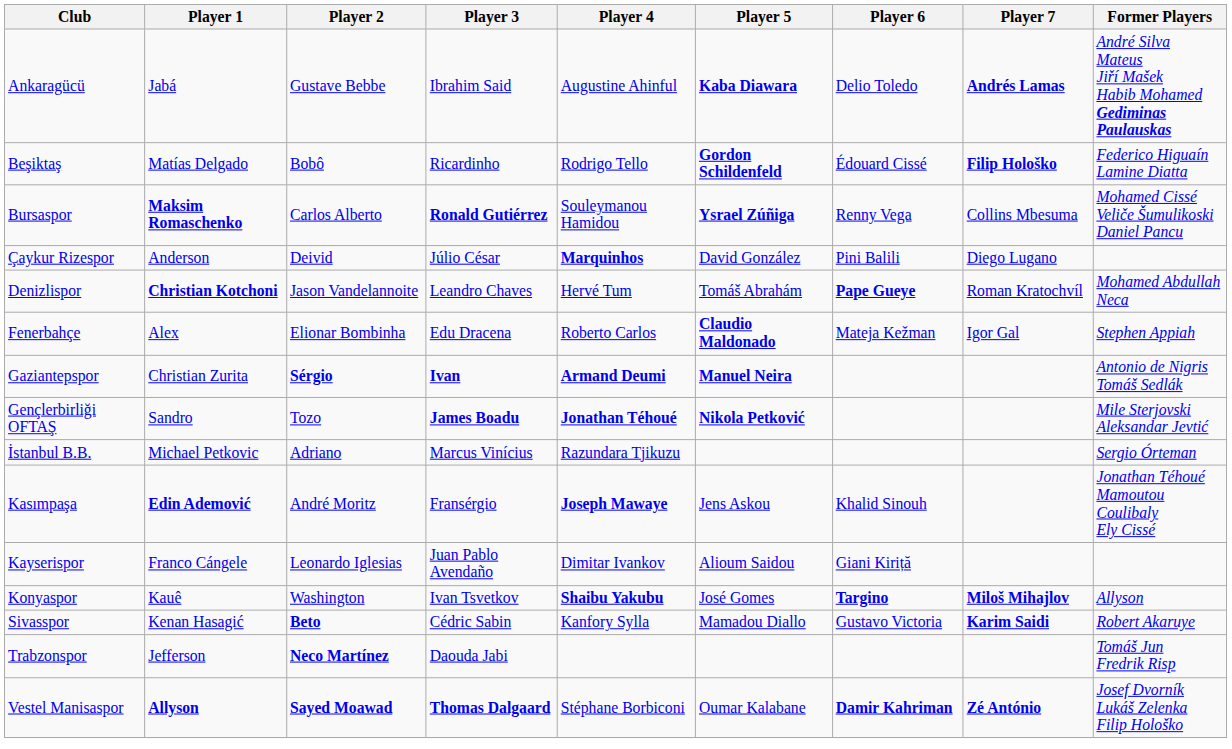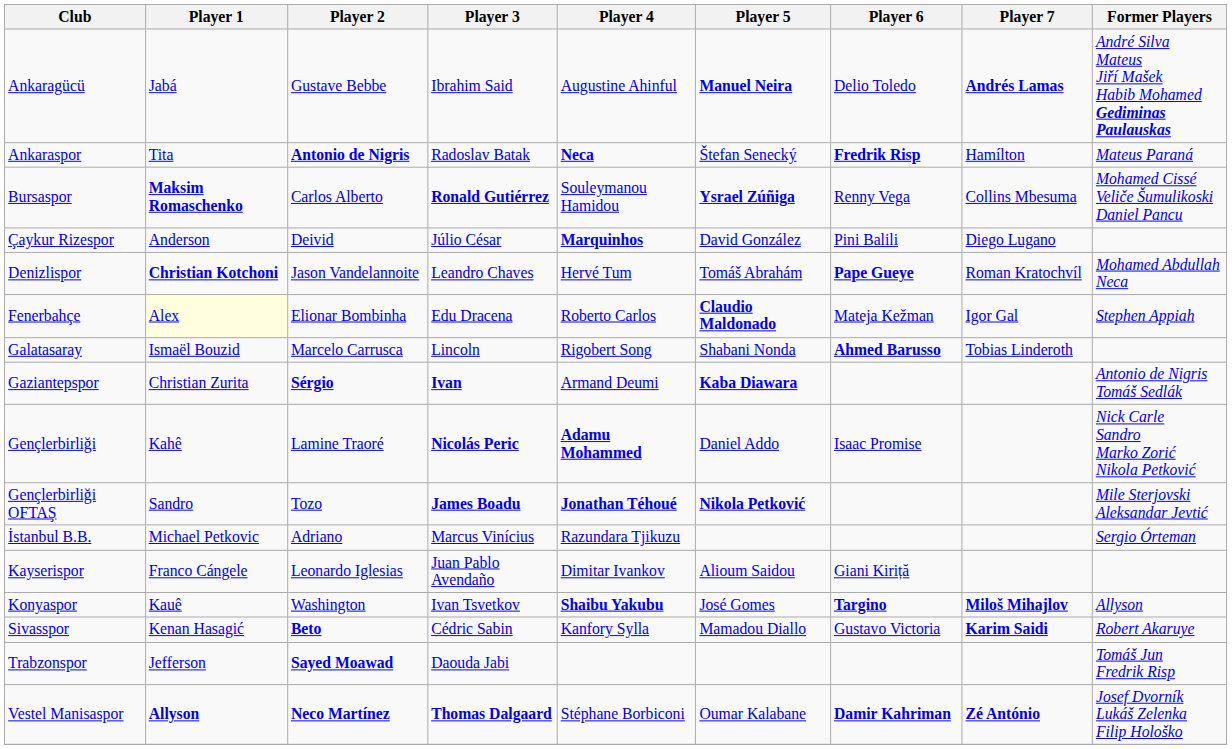(748, 85) Kaba Diawara -> (746, 85) Manuel Neira
+ row: (45, 154)
- row: (35, 163)
(164, 333) no background -> (164, 316) lightyellow background
+ row: (45, 349)
(613, 376) bold -> (610, 383) normal
(745, 376) Manuel Neira -> (748, 383) Kaba Diawara
+ row: (52, 443)
- row: (43, 503)
(339, 656) Neco Martínez -> (342, 663) Sayed Moawad
(341, 707) Sayed Moawad -> (340, 714) Neco Martínez
